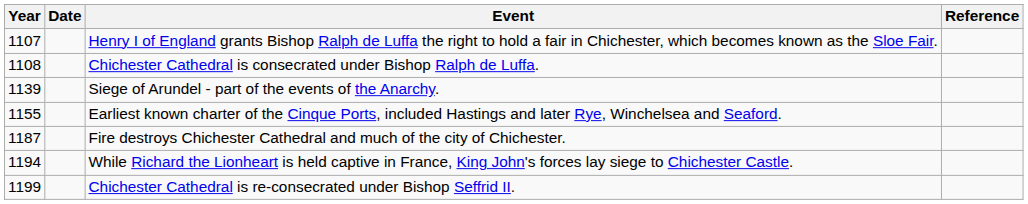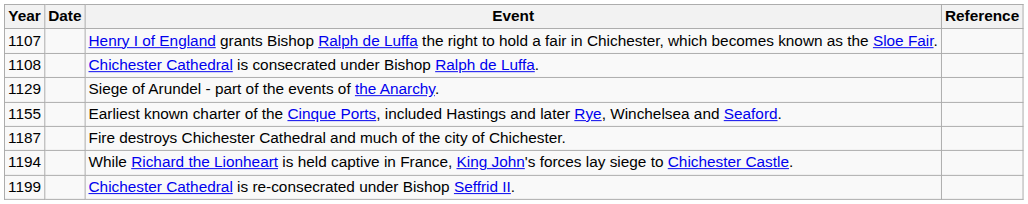(25, 89) 1139 -> (25, 89) 1129
